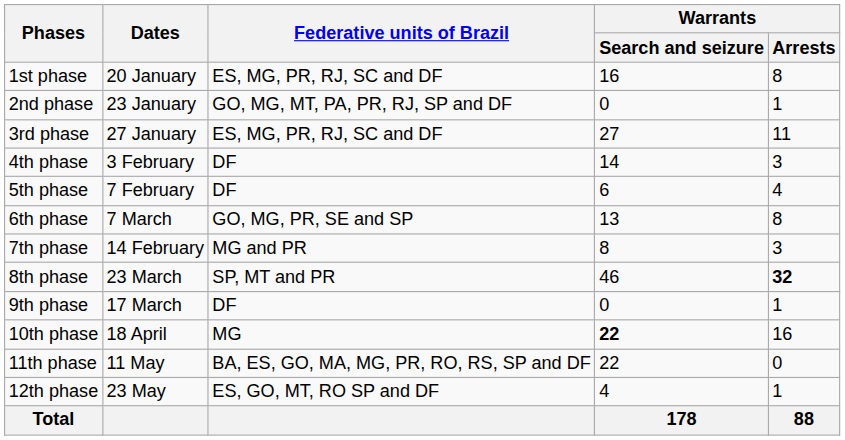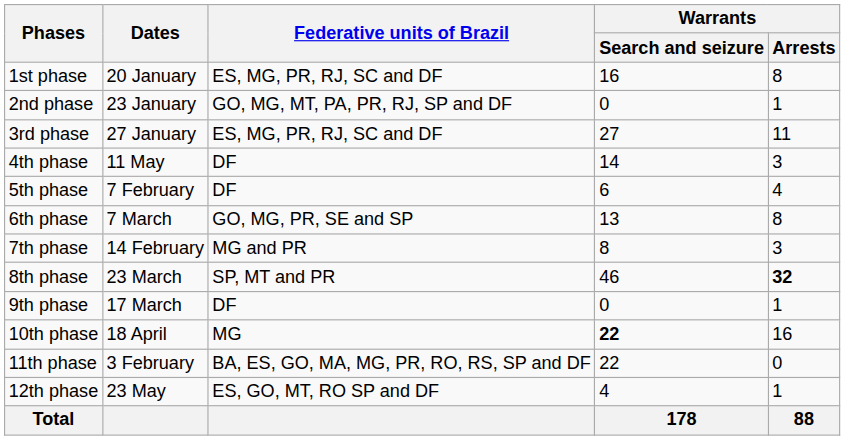(150, 162) 3 February -> (136, 162) 11 May
(136, 362) 11 May -> (150, 362) 3 February
